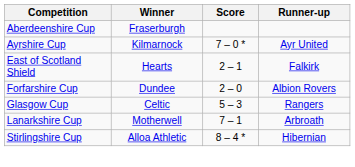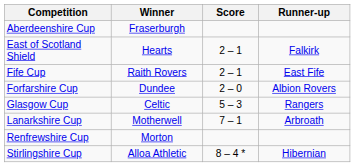- row: (36, 45)
+ row: (26, 72)
+ row: (48, 137)
